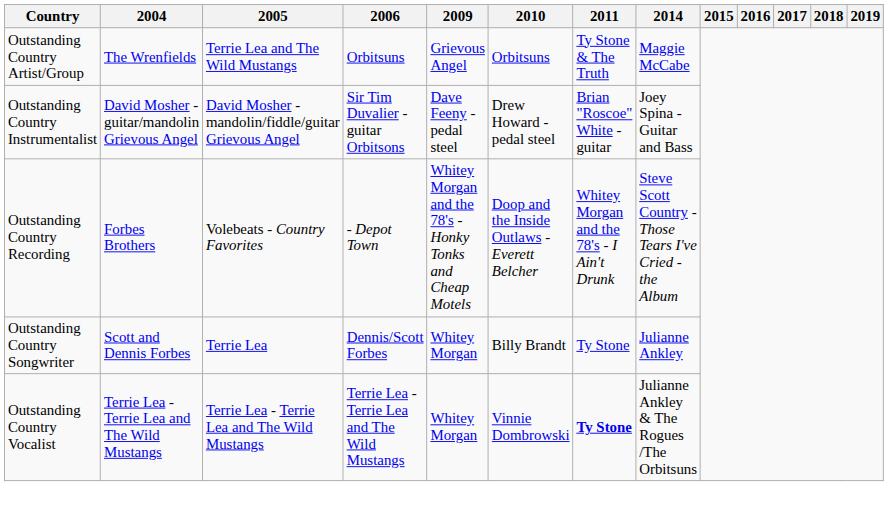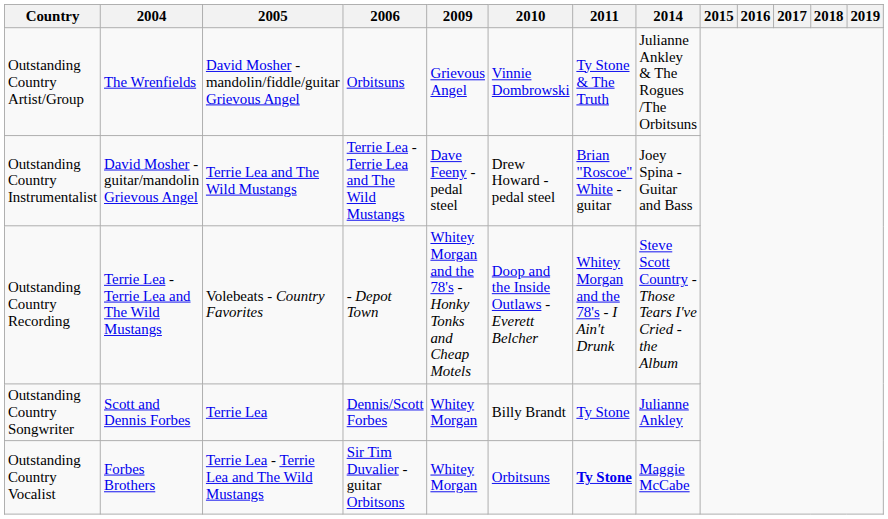(262, 56) Terrie Lea and The Wild Mustangs -> (273, 81) David Mosher - mandolin/fiddle/guitar Grievous Angel
(521, 56) Orbitsuns -> (531, 81) Vinnie Dombrowski
(664, 56) Maggie McCabe -> (668, 81) Julianne Ankley & The Rogues /The Orbitsuns
(273, 122) David Mosher - mandolin/fiddle/guitar Grievous Angel -> (262, 180) Terrie Lea and The Wild Mustangs
(377, 122) Sir Tim Duvalier - guitar Orbitsons -> (382, 180) Terrie Lea - Terrie Lea and The Wild Mustangs
(130, 237) Forbes Brothers -> (147, 304) Terrie Lea - Terrie Lea and The Wild Mustangs
(147, 427) Terrie Lea - Terrie Lea and The Wild Mustangs -> (130, 477) Forbes Brothers
(382, 427) Terrie Lea - Terrie Lea and The Wild Mustangs -> (377, 477) Sir Tim Duvalier - guitar Orbitsons
(531, 427) Vinnie Dombrowski -> (521, 477) Orbitsuns
(668, 427) Julianne Ankley & The Rogues /The Orbitsuns -> (664, 477) Maggie McCabe
